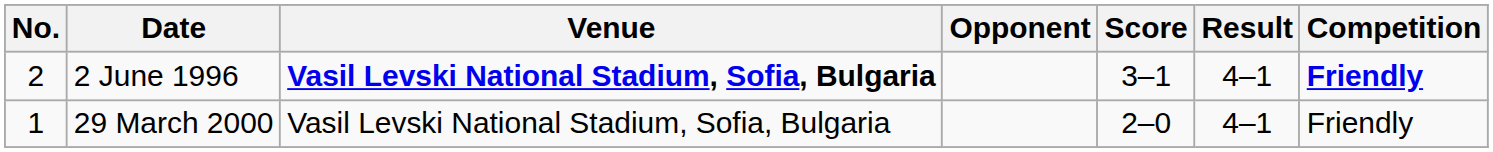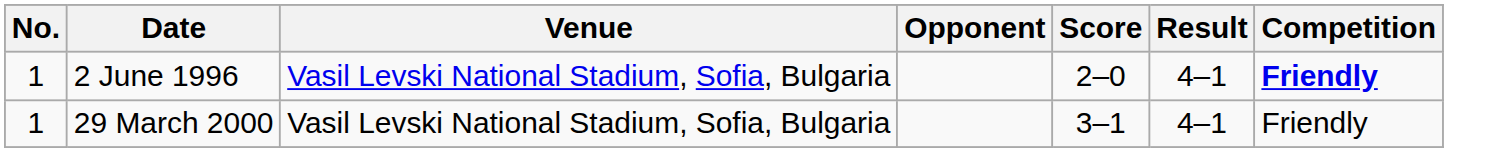(36, 75) 2 -> (36, 75) 1
(611, 75) bold -> (589, 75) normal
(1146, 75) 3–1 -> (1101, 75) 2–0
(1146, 123) 2–0 -> (1101, 123) 3–1
